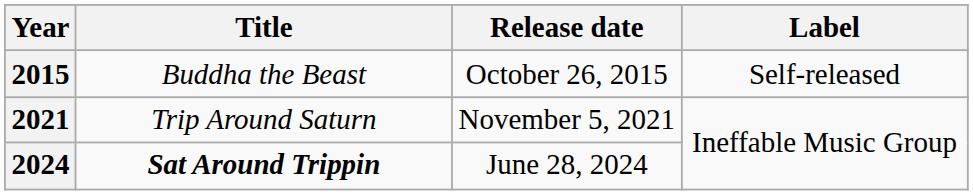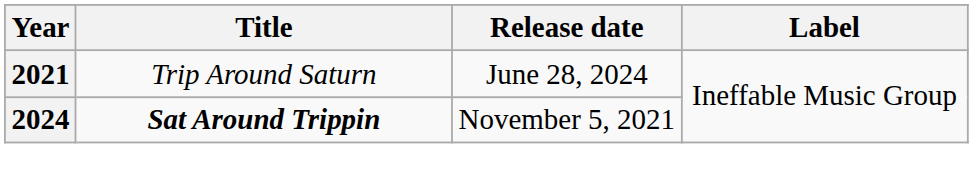- row: (41, 73)
(567, 119) November 5, 2021 -> (567, 73) June 28, 2024
(567, 165) June 28, 2024 -> (567, 119) November 5, 2021
